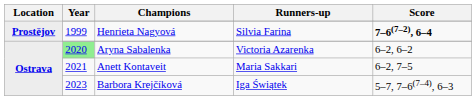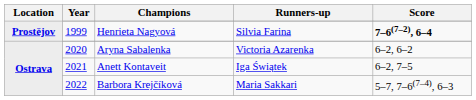(76, 49) lightgreen background -> (76, 49) no background
(267, 66) Maria Sakkari -> (261, 66) Iga Świątek
(76, 85) 2023 -> (76, 85) 2022
(261, 85) Iga Świątek -> (267, 85) Maria Sakkari
